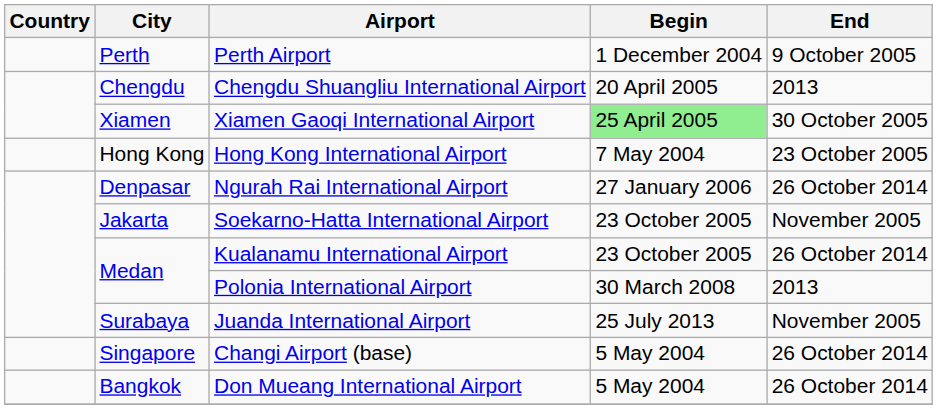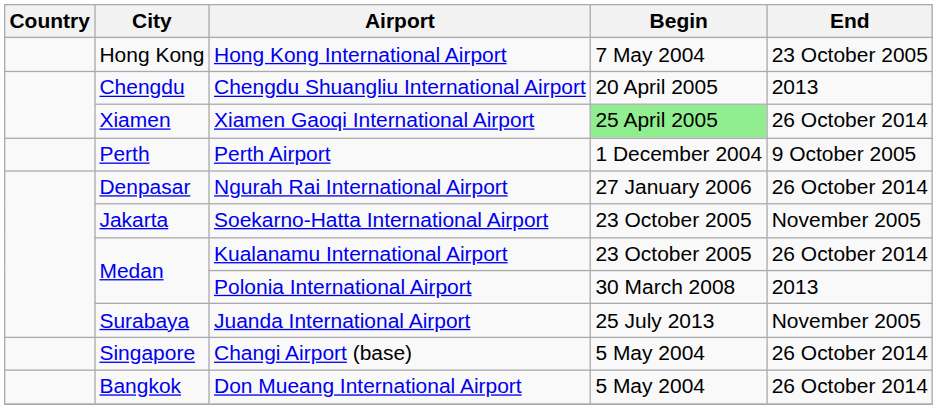rows swapped: (272, 54) <-> (360, 154)
(850, 120) 30 October 2005 -> (850, 120) 26 October 2014
